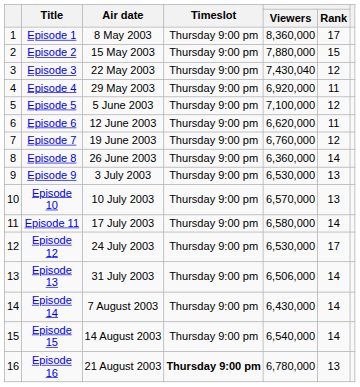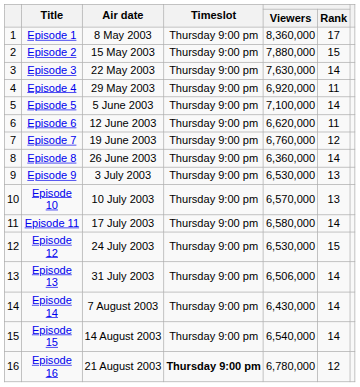(291, 70) 7,430,040 -> (291, 70) 7,630,000
(334, 70) 12 -> (334, 70) 14
(334, 105) 12 -> (334, 105) 14
(334, 247) 17 -> (334, 247) 15
(334, 366) 13 -> (334, 366) 12
